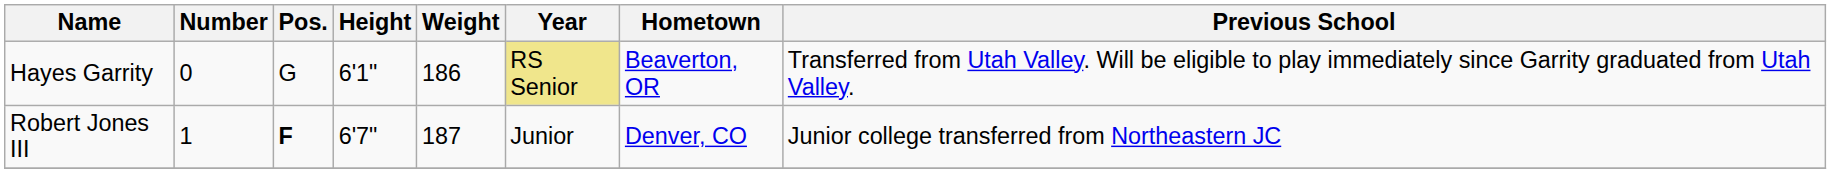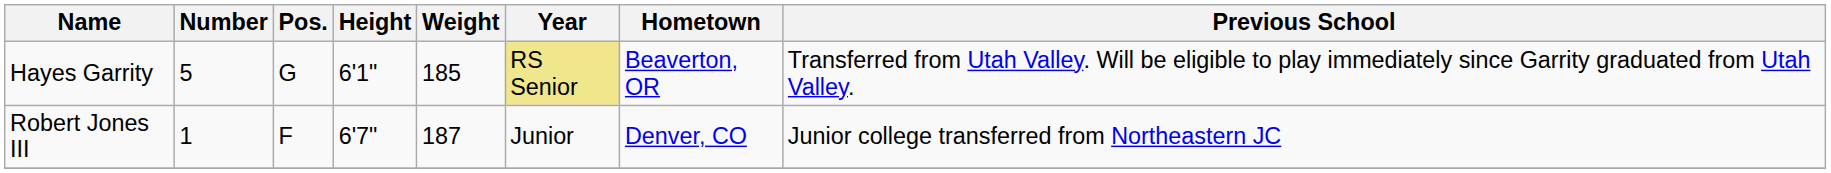(186, 73) 0 -> (186, 73) 5
(442, 73) 186 -> (442, 73) 185
(286, 136) bold -> (286, 136) normal
